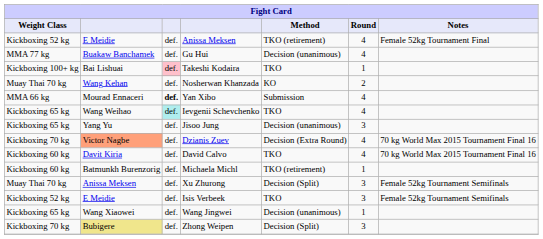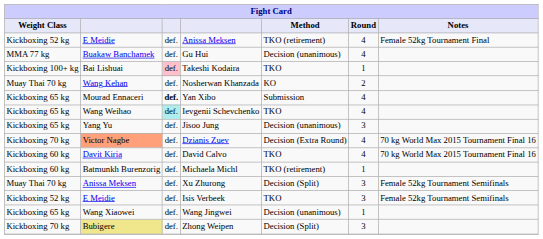(28, 97) MMA 66 kg -> (38, 97) Kickboxing 65 kg
